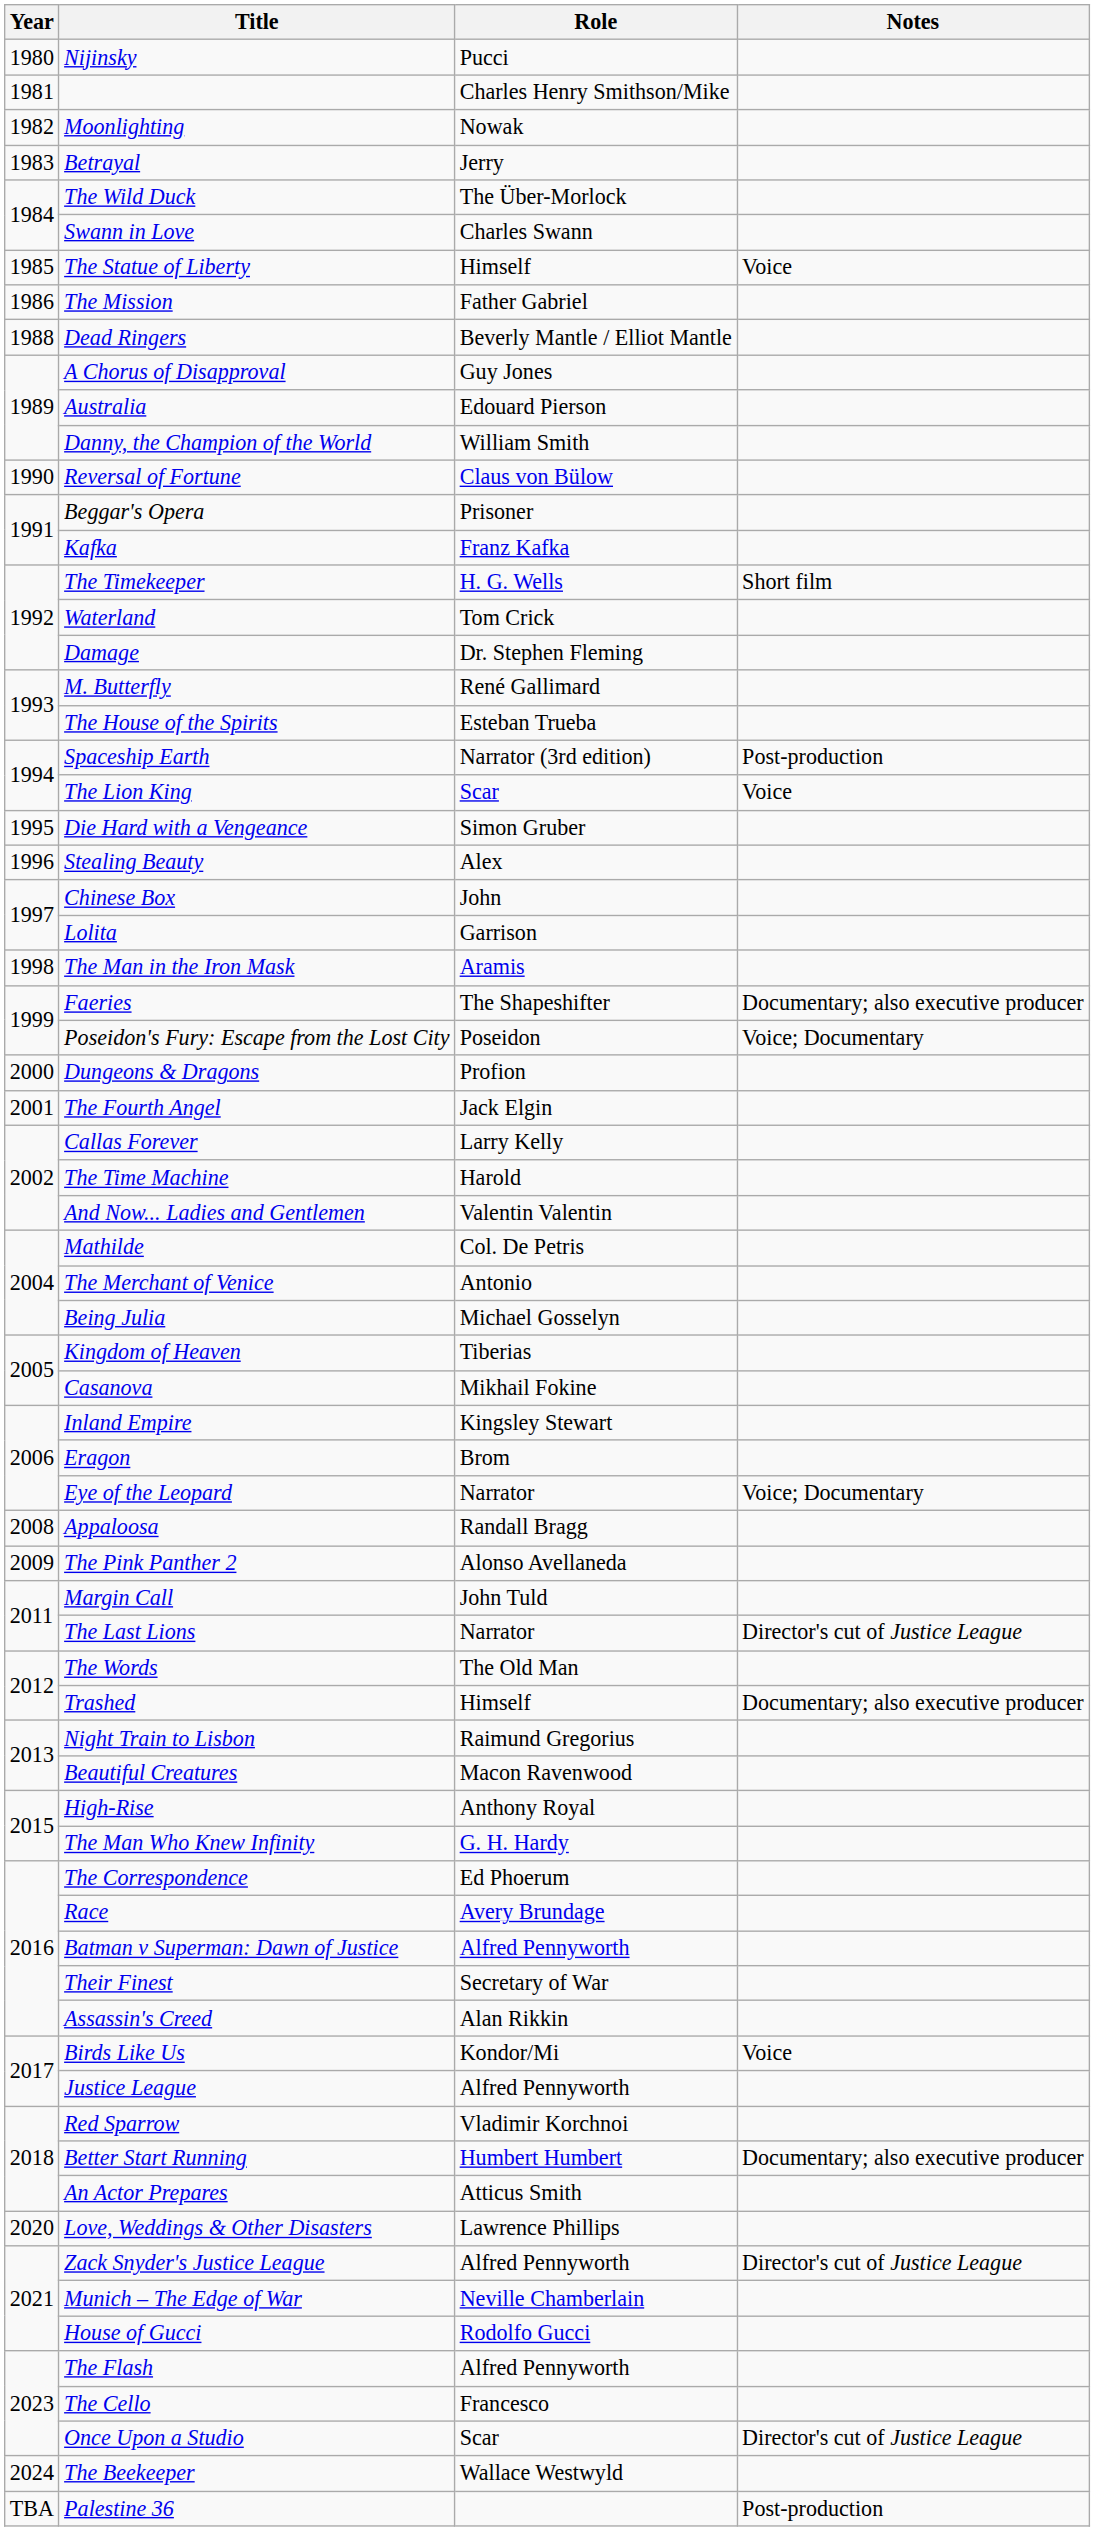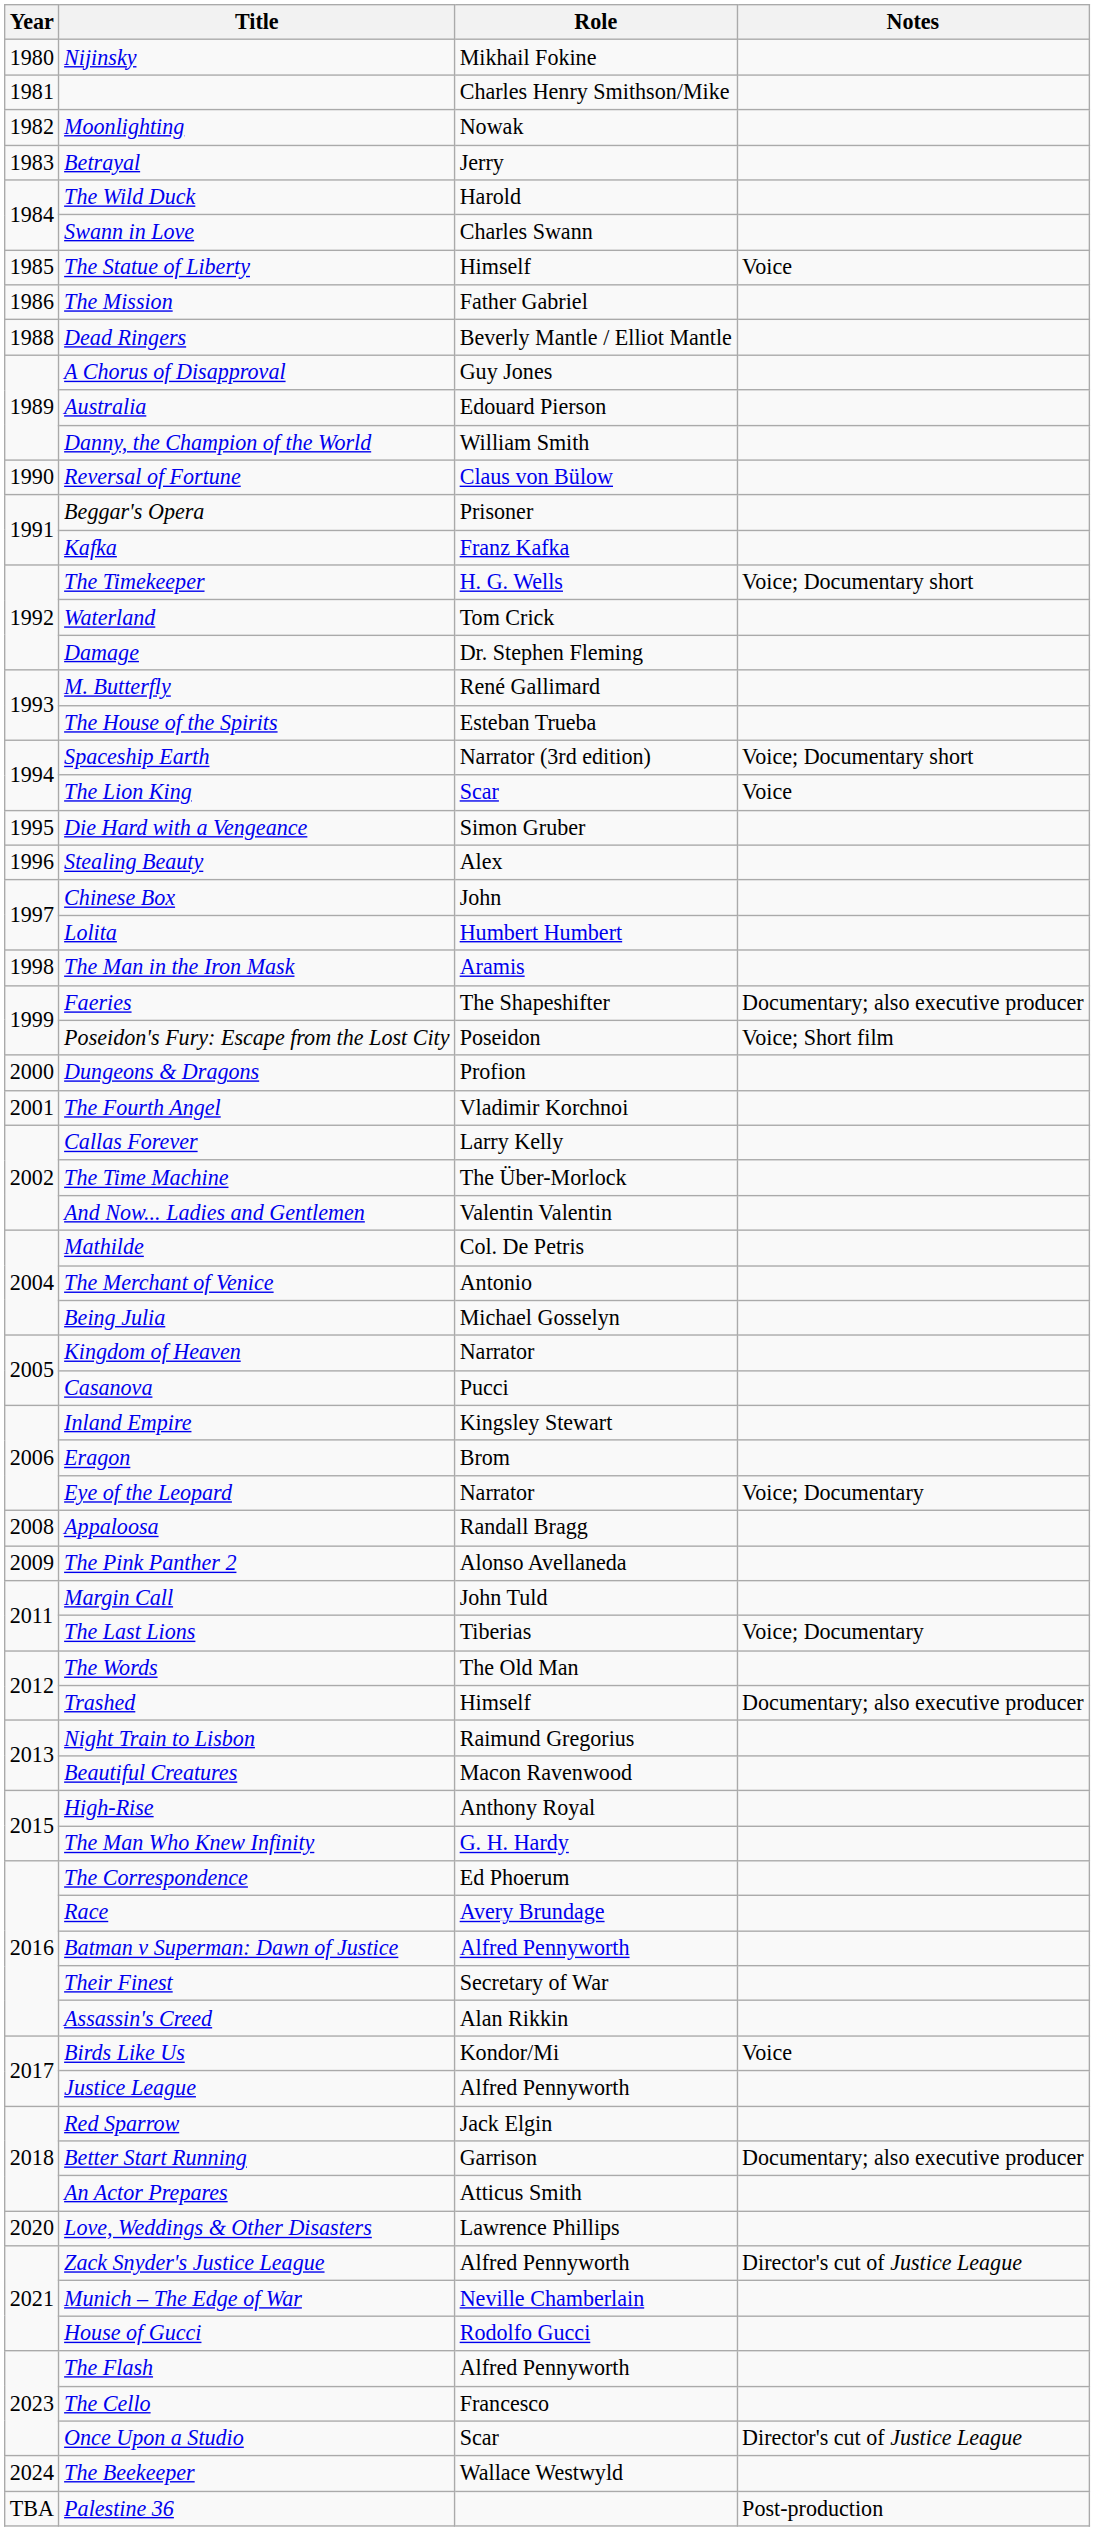(484, 57) Pucci -> (528, 57) Mikhail Fokine
(543, 197) The Über-Morlock -> (490, 197) Harold
(787, 582) Short film -> (858, 582) Voice; Documentary short
(813, 757) Post-production -> (858, 757) Voice; Documentary short
(498, 932) Garrison -> (541, 932) Humbert Humbert
(833, 1037) Voice; Documentary -> (818, 1037) Voice; Short film
(506, 1107) Jack Elgin -> (544, 1107) Vladimir Korchnoi
(490, 1177) Harold -> (543, 1177) The Über-Morlock
(495, 1352) Tiberias -> (497, 1352) Narrator
(528, 1387) Mikhail Fokine -> (484, 1387) Pucci
(497, 1632) Narrator -> (495, 1632) Tiberias
(882, 1632) Director's cut of Justice League -> (833, 1632) Voice; Documentary
(544, 2123) Vladimir Korchnoi -> (506, 2123) Jack Elgin
(541, 2158) Humbert Humbert -> (498, 2158) Garrison
